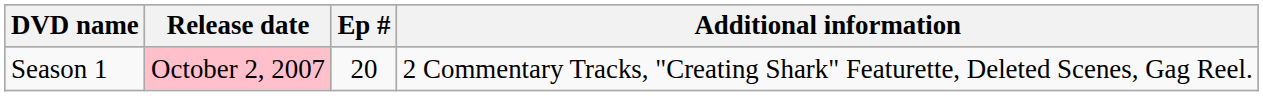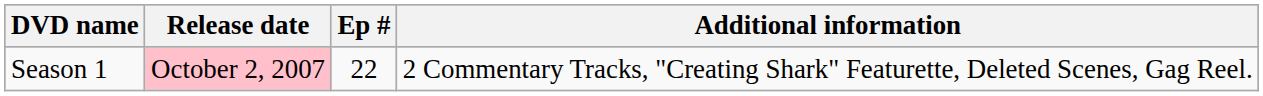(364, 68) 20 -> (364, 68) 22
